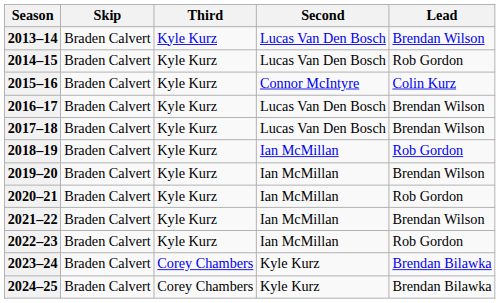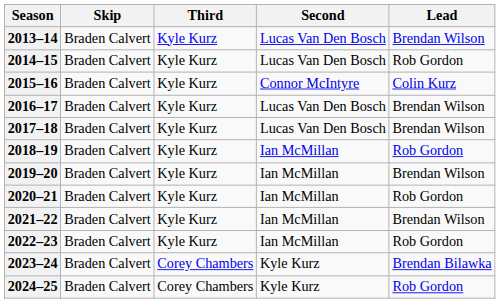(442, 286) Brendan Bilawka -> (428, 286) Rob Gordon
